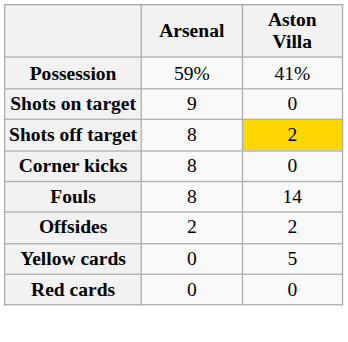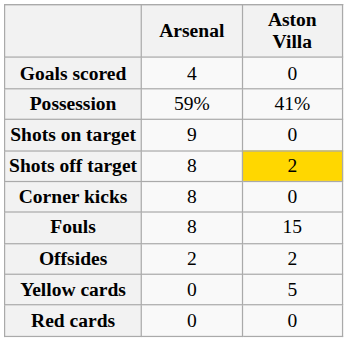+ row: (73, 72)
(292, 196) 14 -> (292, 227) 15
